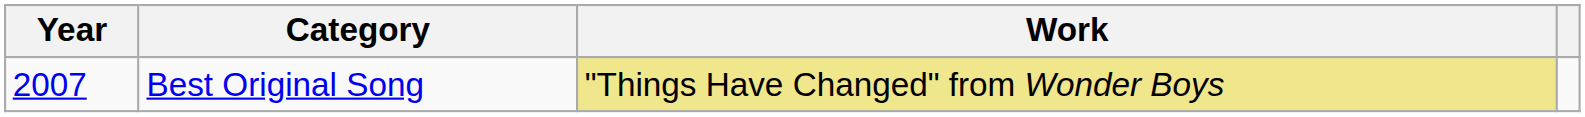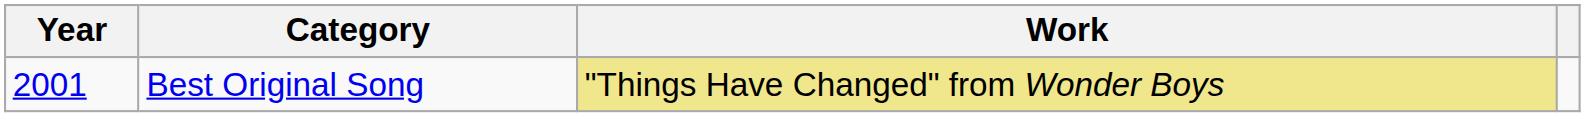(50, 83) 2007 -> (50, 83) 2001
